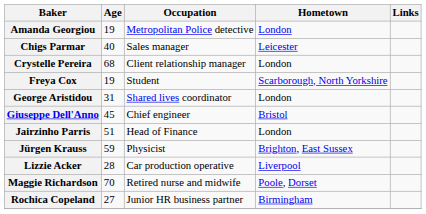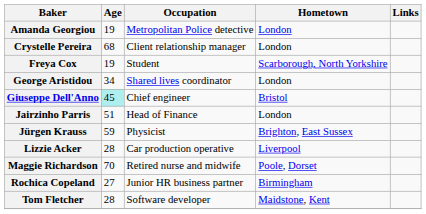- row: (53, 47)
(109, 98) 31 -> (109, 81) 34
(109, 115) no background -> (109, 98) paleturquoise background
+ row: (53, 200)
